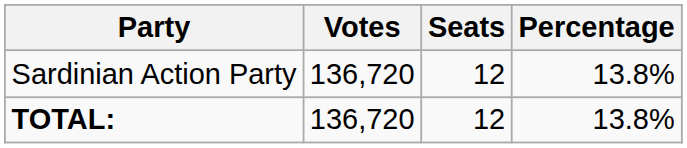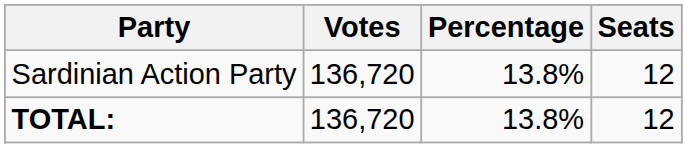columns swapped: (597, 27) <-> (467, 27)
